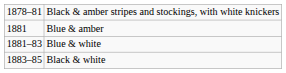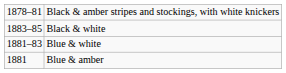rows swapped: (75, 28) <-> (76, 60)
